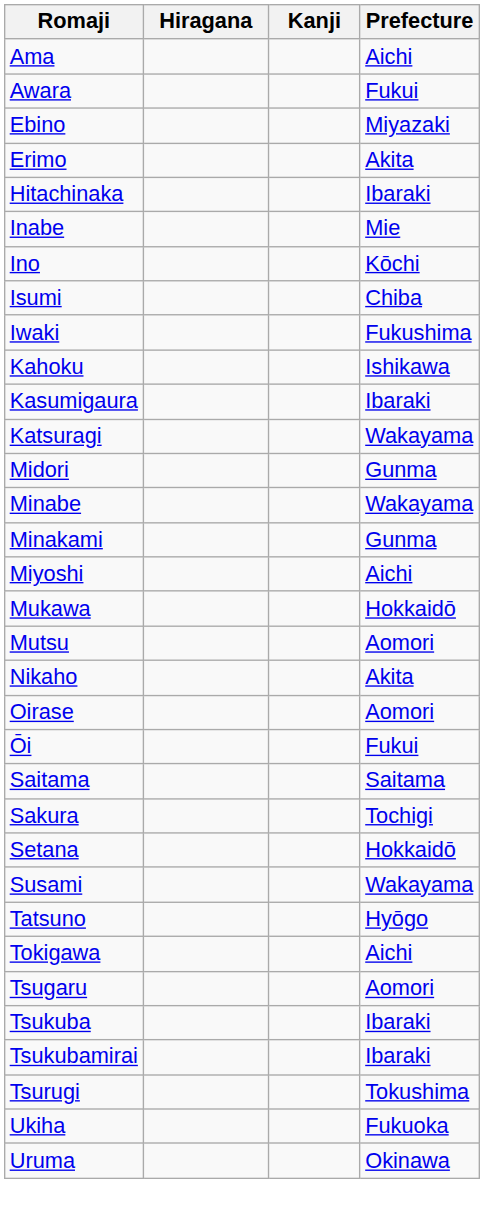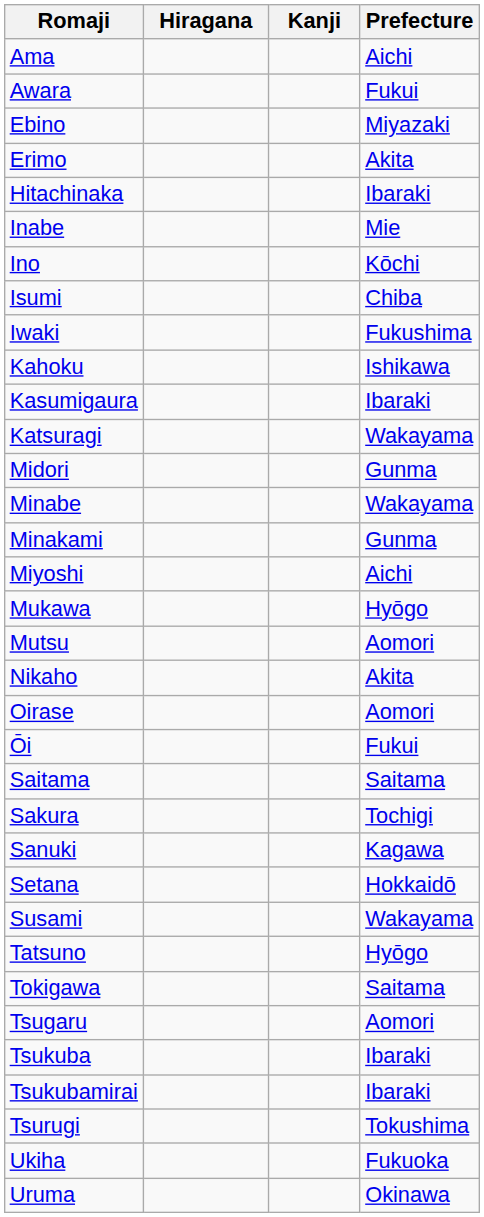(411, 608) Hokkaidō -> (397, 608) Hyōgo
+ row: (43, 849)
(389, 953) Aichi -> (405, 988) Saitama
